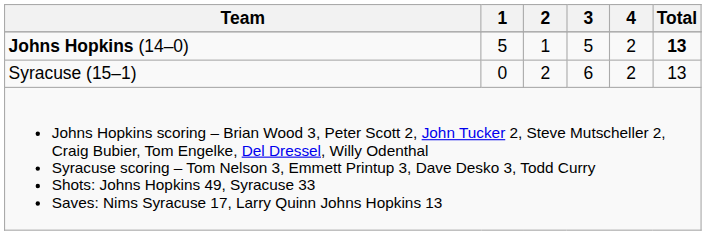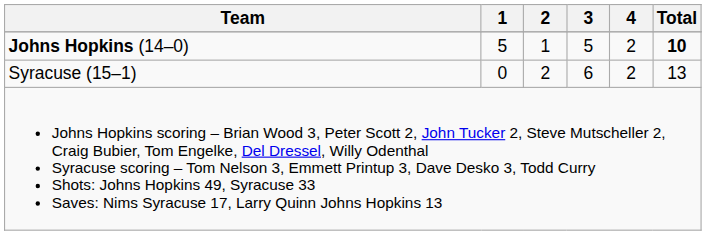(677, 45) 13 -> (677, 45) 10
